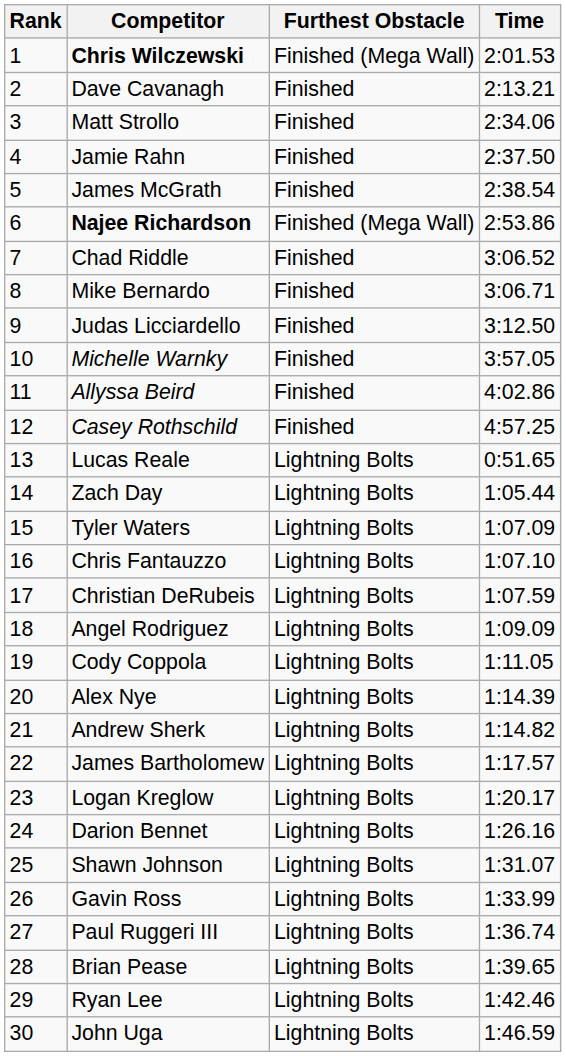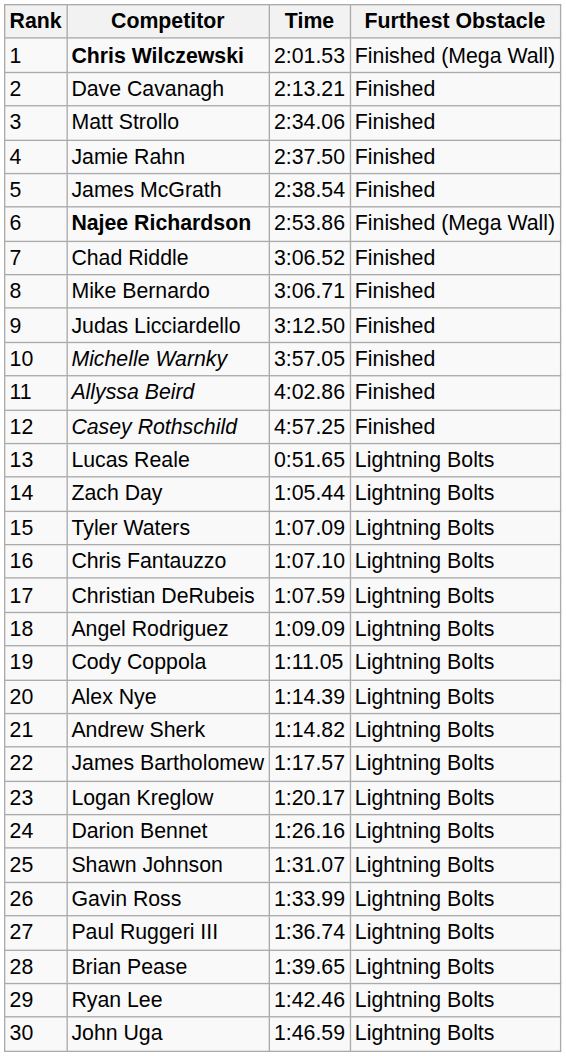columns swapped: (520, 21) <-> (374, 21)
